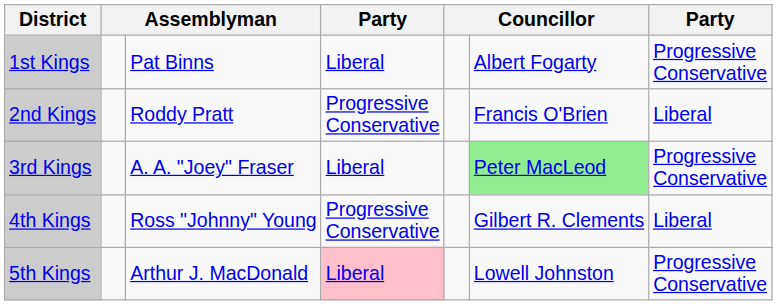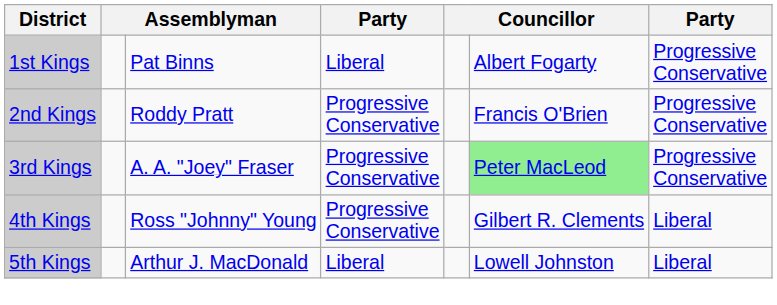(682, 114) Liberal -> (710, 114) Progressive Conservative
(355, 167) Liberal -> (383, 167) Progressive Conservative
(355, 273) pink background -> (355, 262) no background
(710, 273) Progressive Conservative -> (682, 262) Liberal
